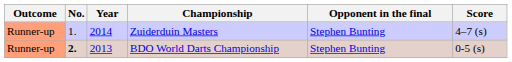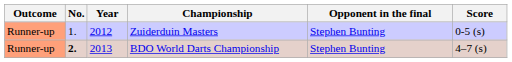(101, 31) 2014 -> (101, 31) 2012
(471, 31) 4–7 (s) -> (470, 31) 0-5 (s)
(470, 48) 0-5 (s) -> (471, 48) 4–7 (s)
